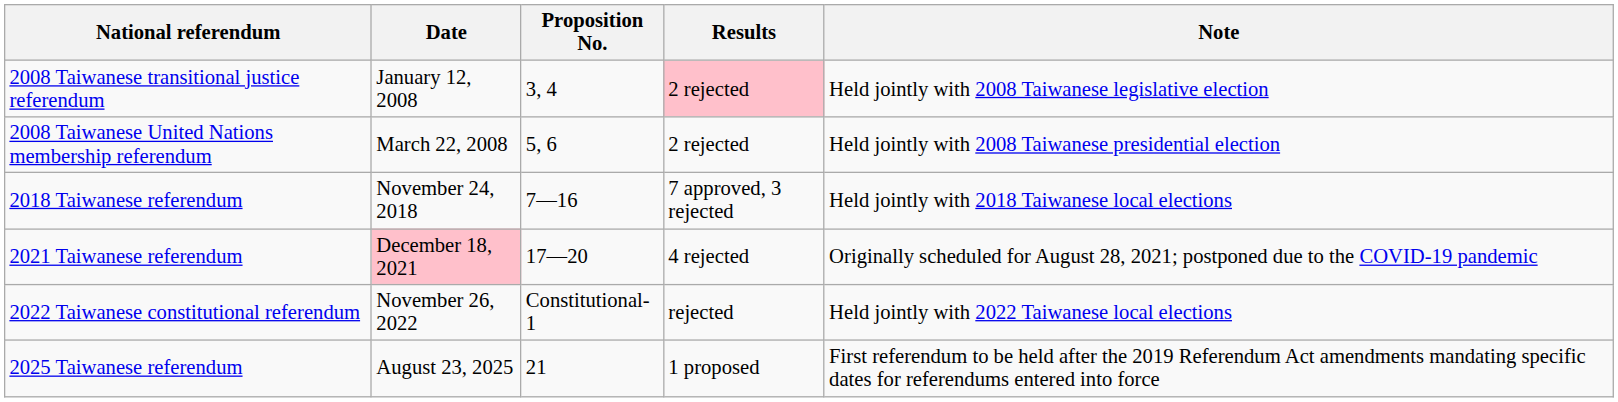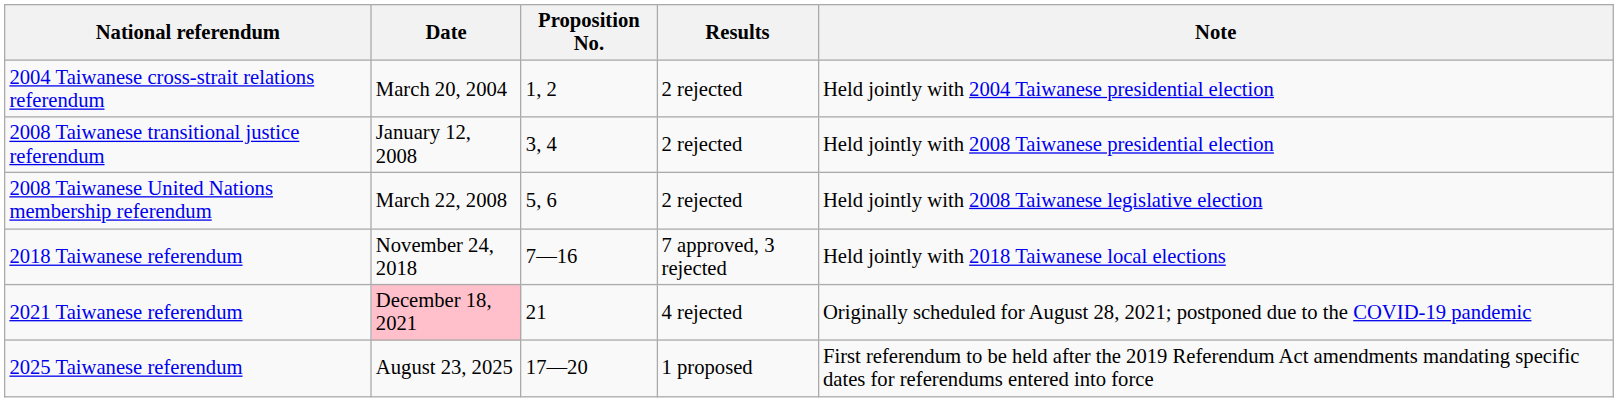+ row: (162, 88)
(709, 88) pink background -> (702, 144) no background
(1049, 88) Held jointly with 2008 Taiwanese legislative election -> (1048, 144) Held jointly with 2008 Taiwanese presidential election
(1055, 144) Held jointly with 2008 Taiwanese presidential election -> (1043, 200) Held jointly with 2008 Taiwanese legislative election
(557, 256) 17—20 -> (536, 312) 21
- row: (185, 312)
(536, 368) 21 -> (557, 368) 17—20
